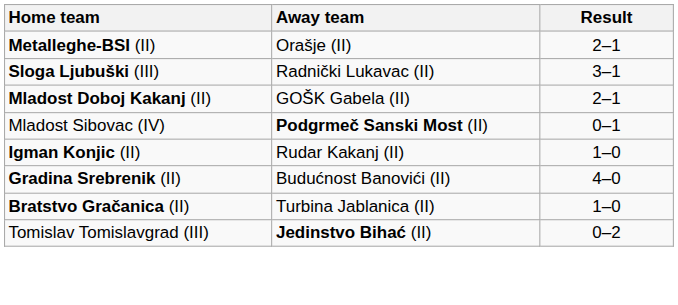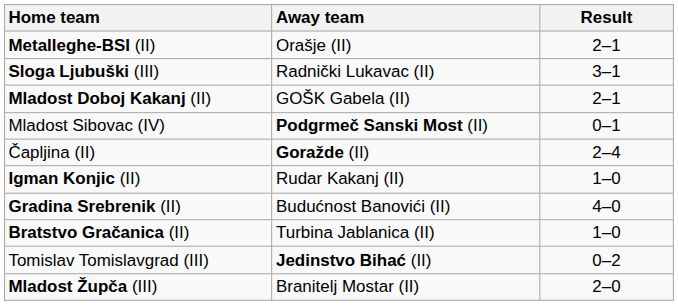+ row: (52, 152)
+ row: (83, 286)
